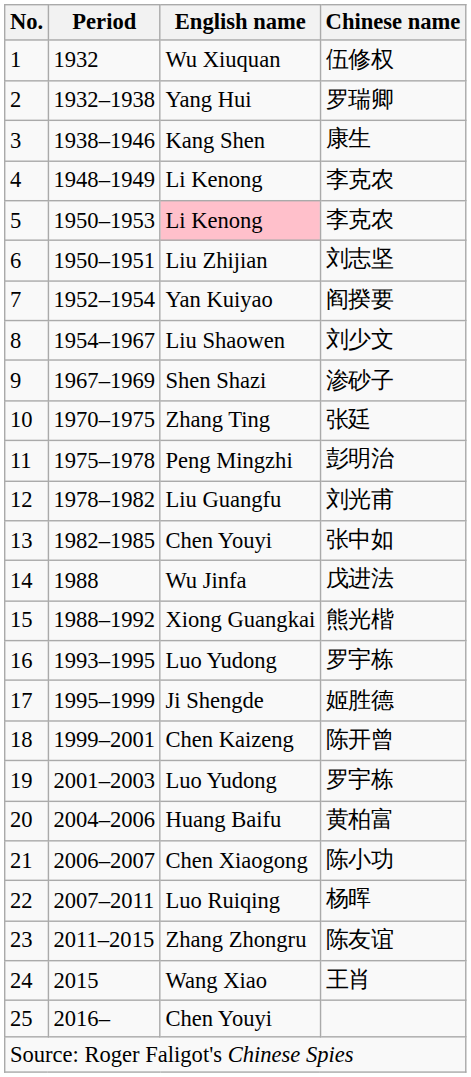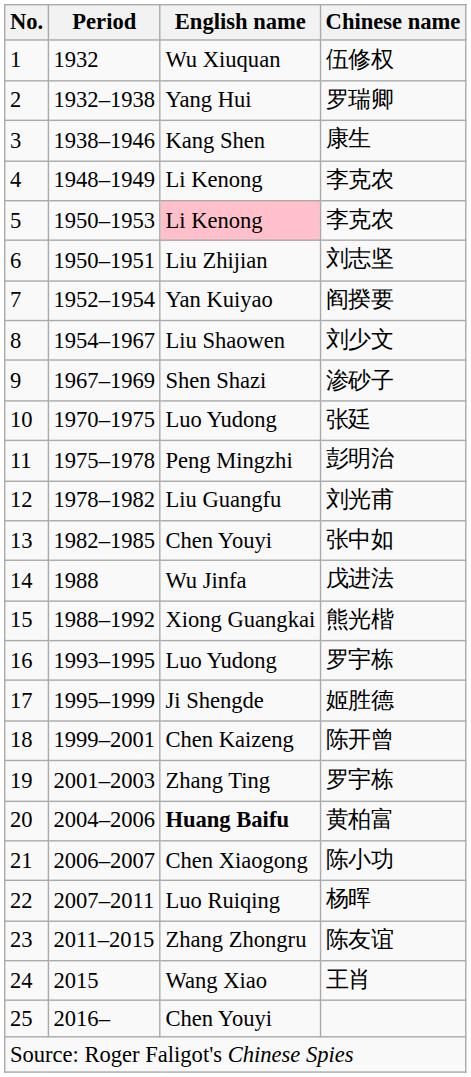(218, 420) Zhang Ting -> (221, 420) Luo Yudong
(221, 780) Luo Yudong -> (218, 780) Zhang Ting
(223, 820) normal -> (227, 820) bold
